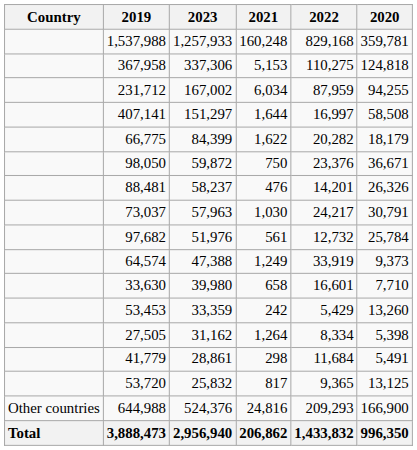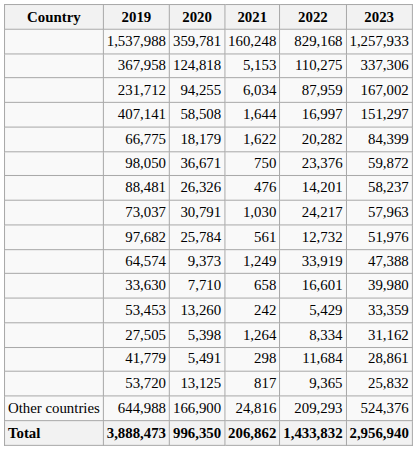columns swapped: (385, 17) <-> (203, 17)
